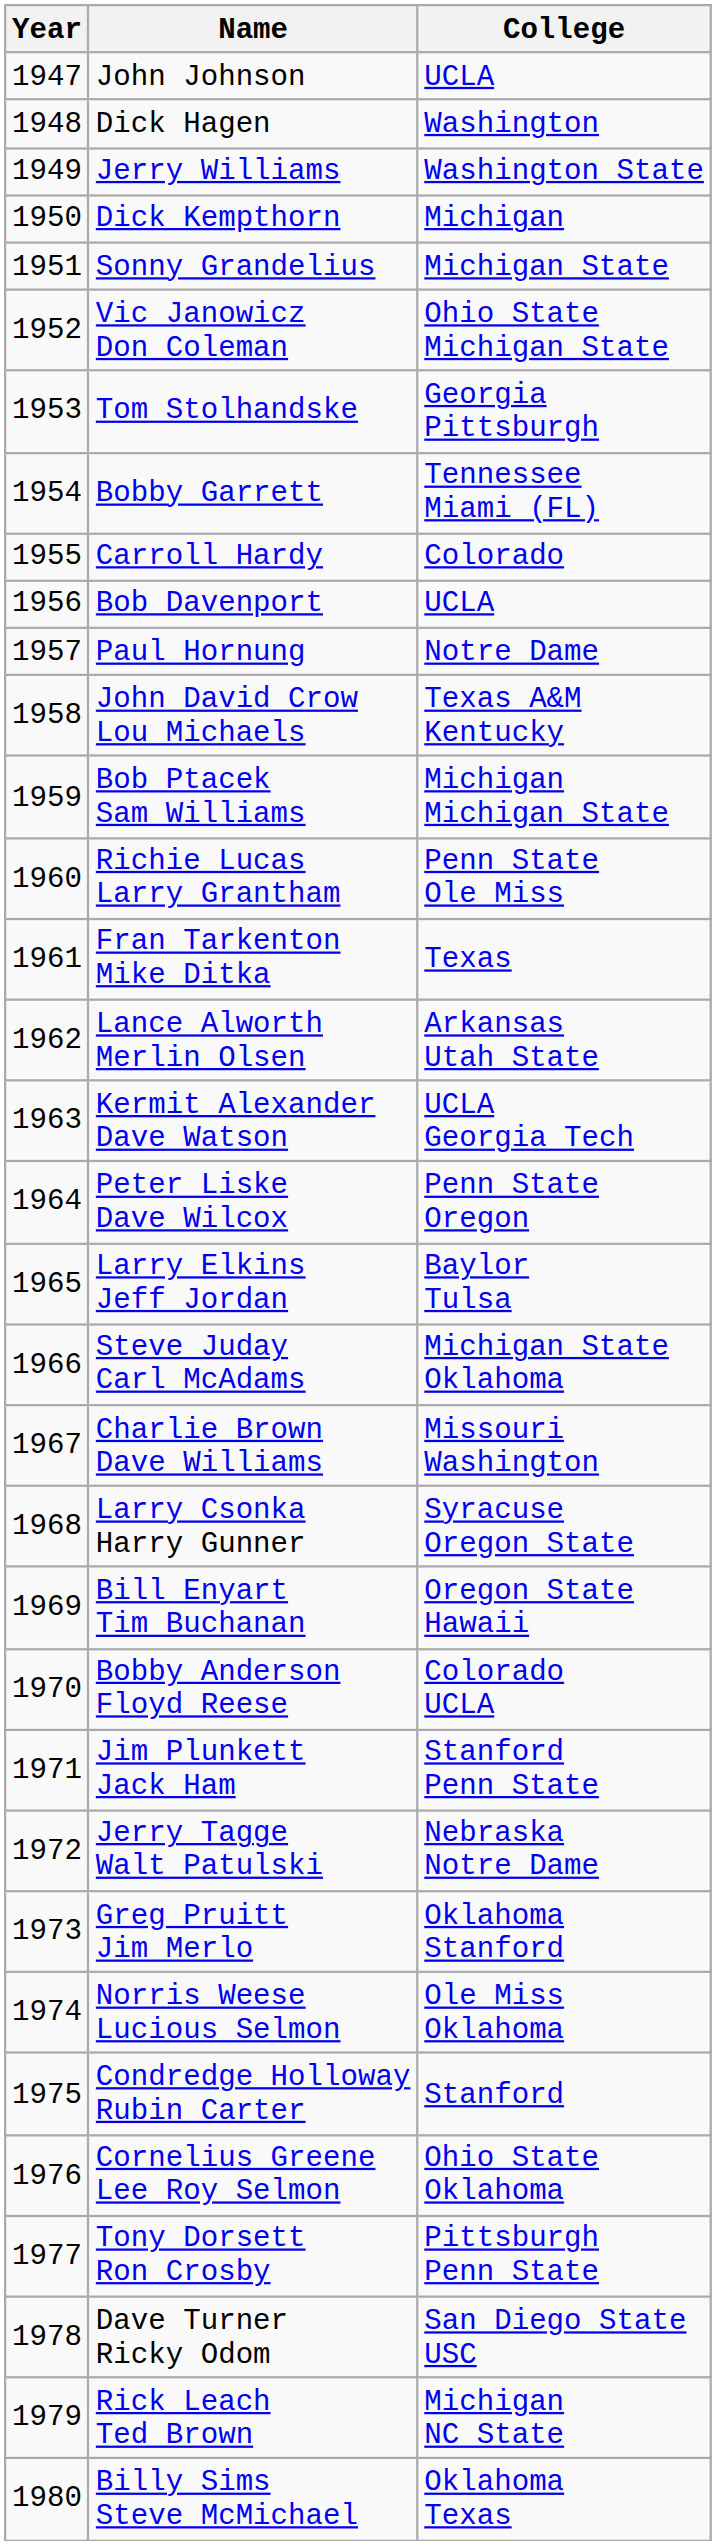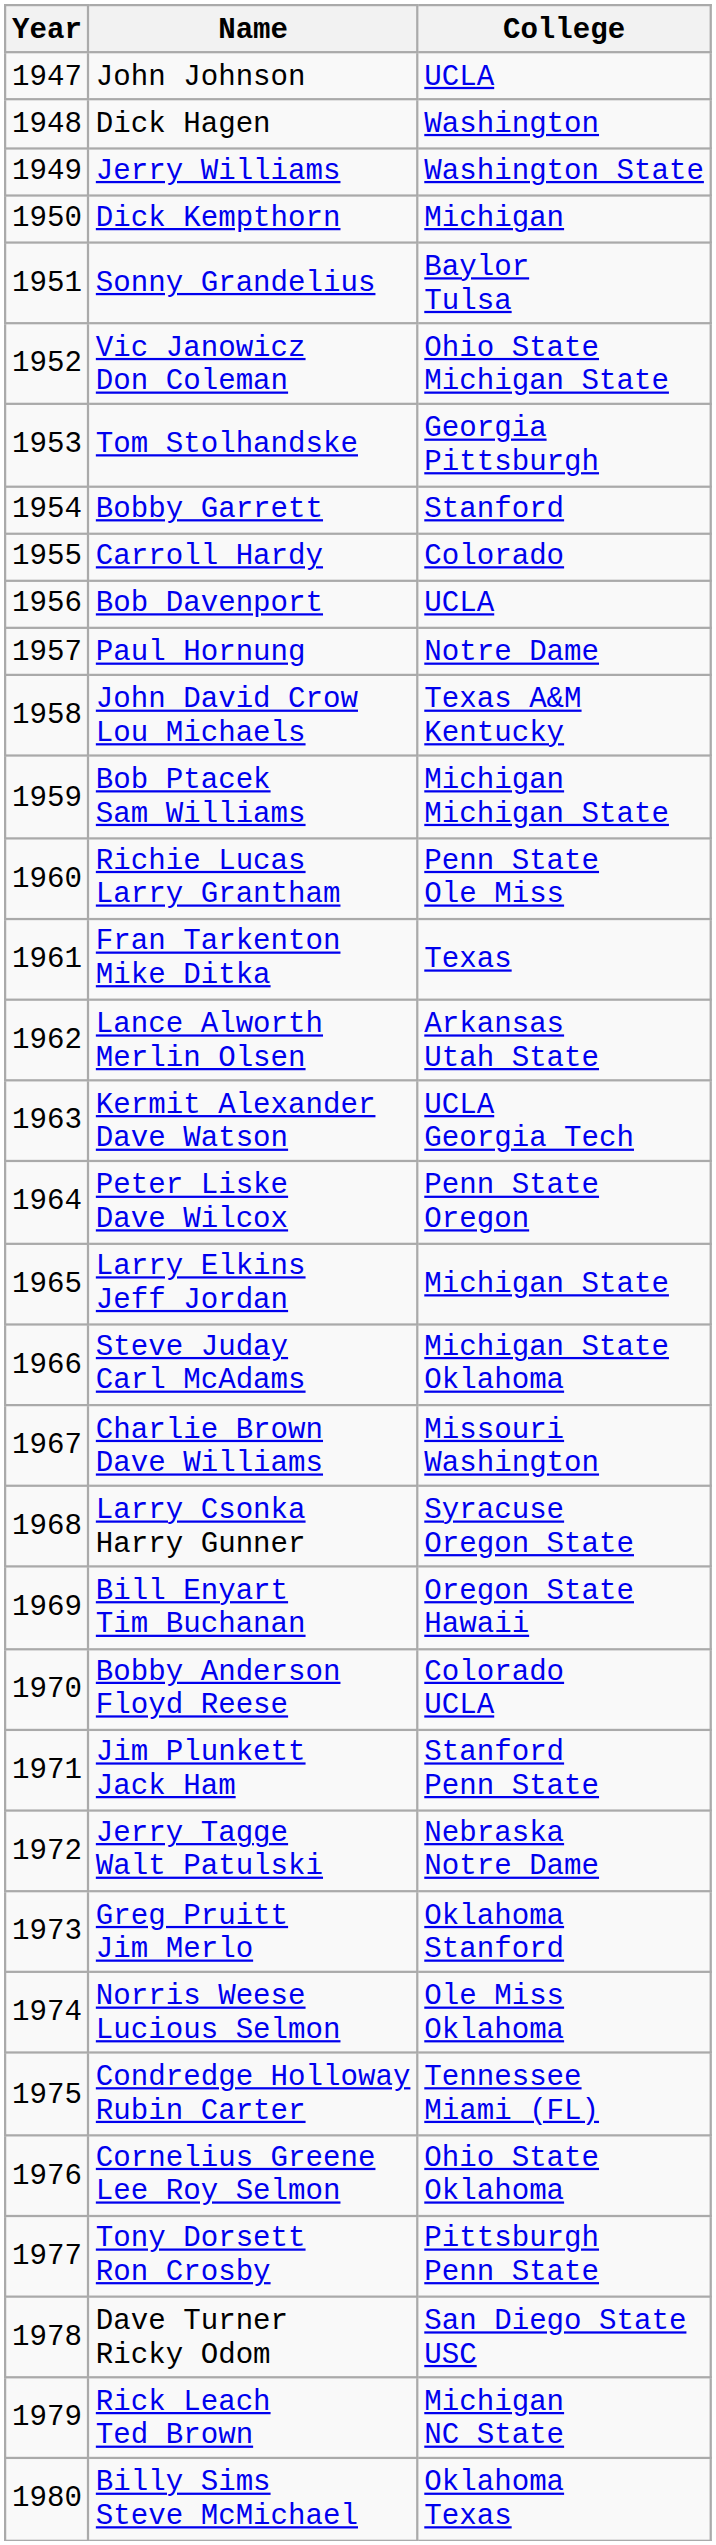(547, 266) Michigan State -> (477, 283) Baylor Tulsa
(512, 493) Tennessee Miami (FL) -> (494, 509) Stanford
(477, 1283) Baylor Tulsa -> (547, 1283) Michigan State
(494, 2094) Stanford -> (512, 2094) Tennessee Miami (FL)
